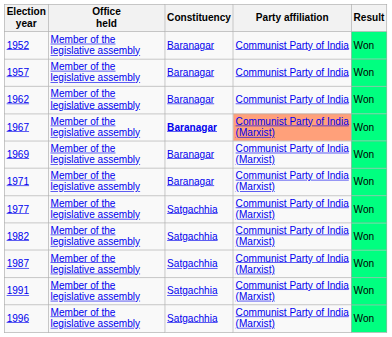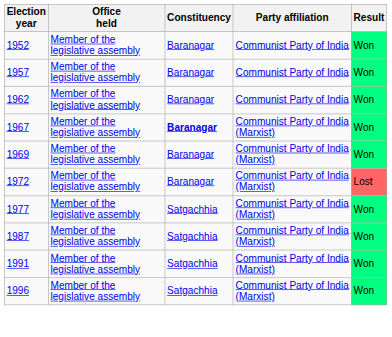(292, 127) lightsalmon background -> (292, 127) no background
- row: (18, 182)
+ row: (18, 182)
- row: (18, 236)
